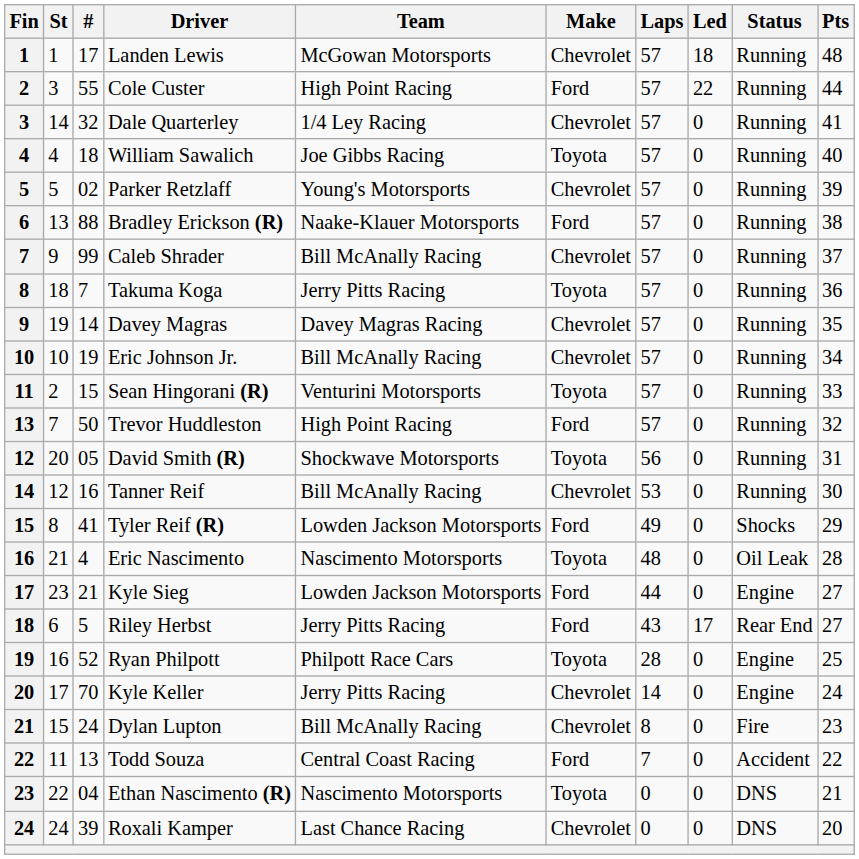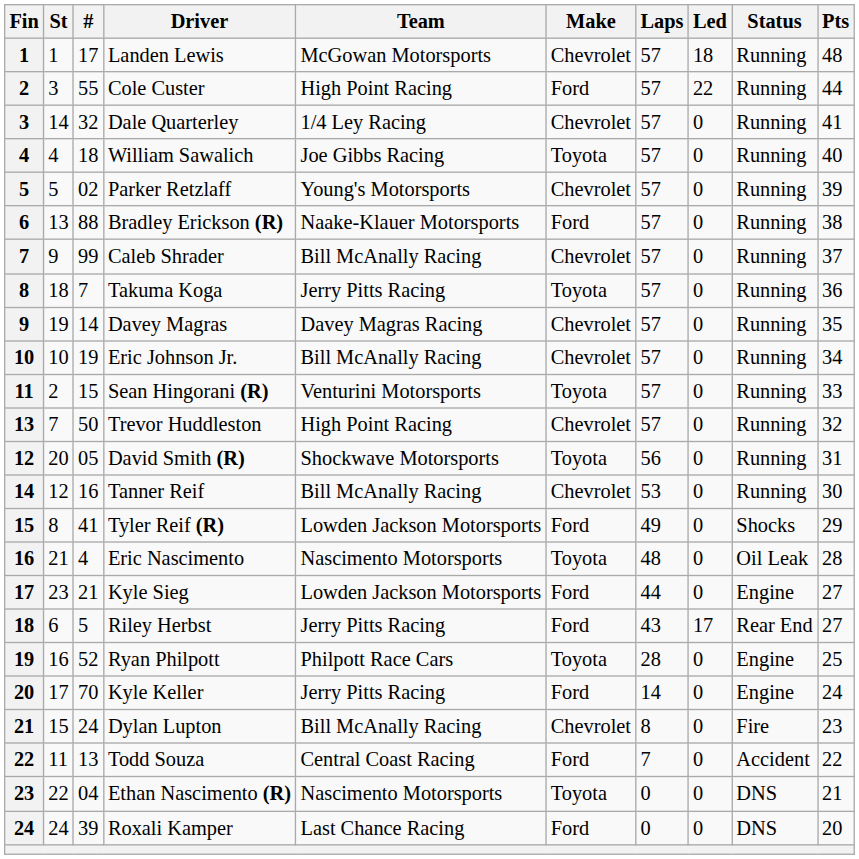(570, 424) Ford -> (591, 424) Chevrolet
(591, 693) Chevrolet -> (570, 693) Ford
(591, 827) Chevrolet -> (570, 827) Ford
